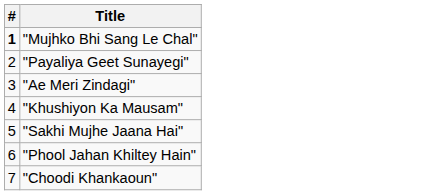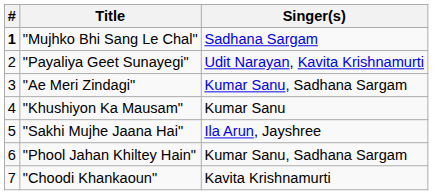+ column: (314, 16)
